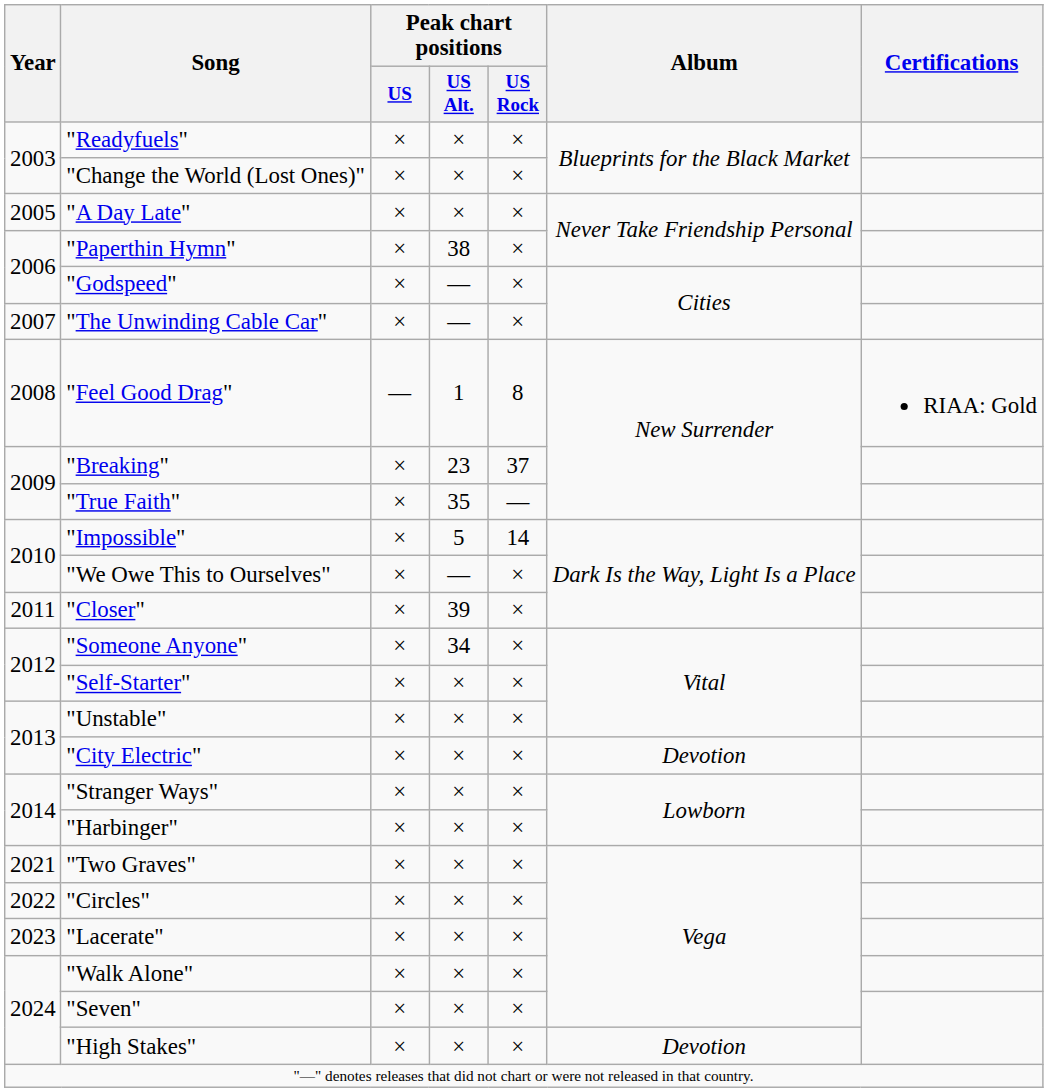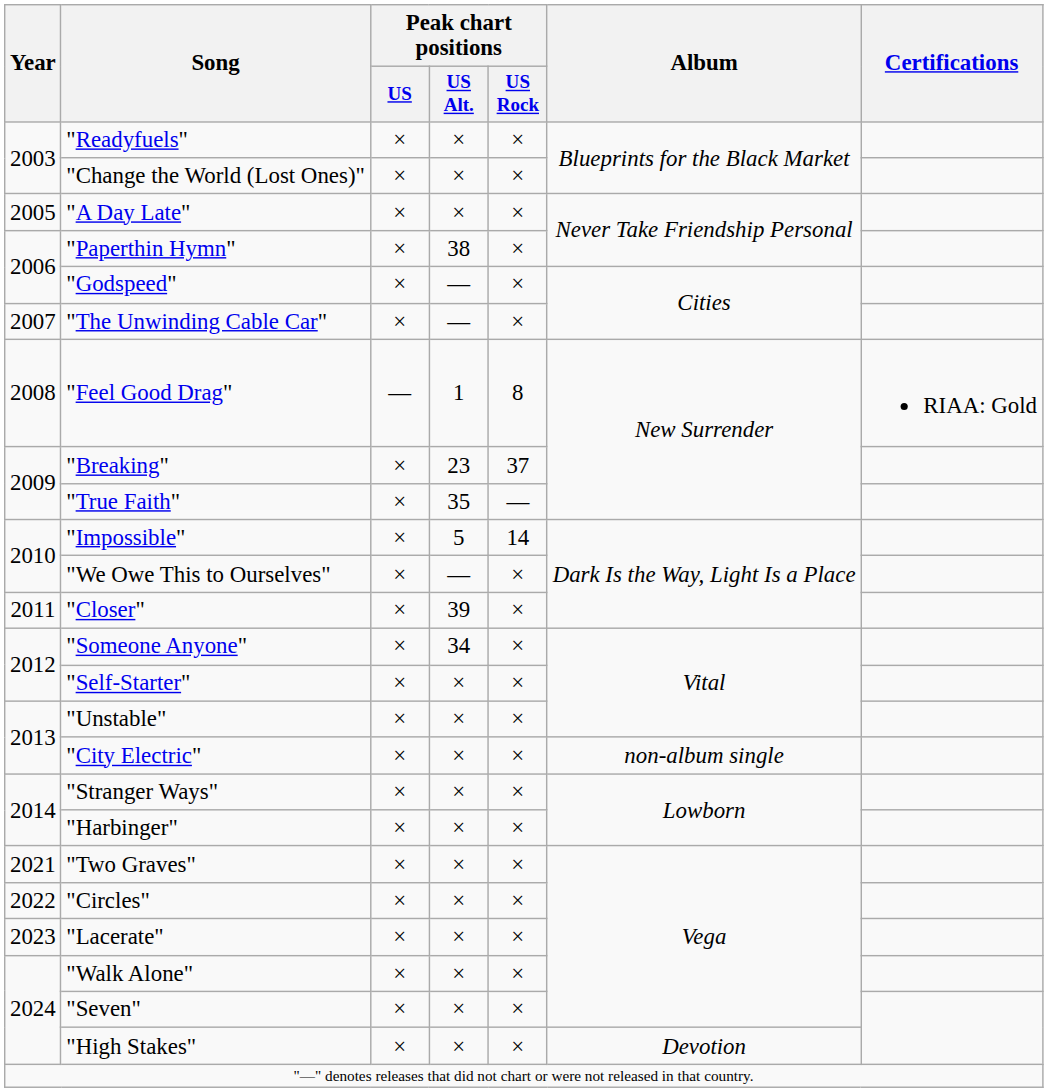(704, 755) Devotion -> (704, 755) non-album single
